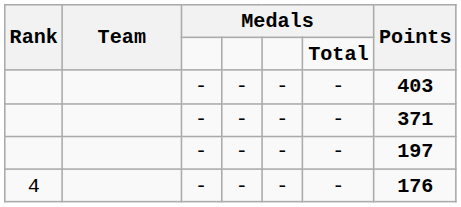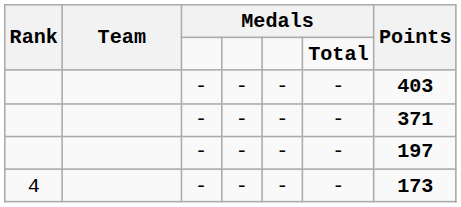(415, 185) 176 -> (415, 185) 173
